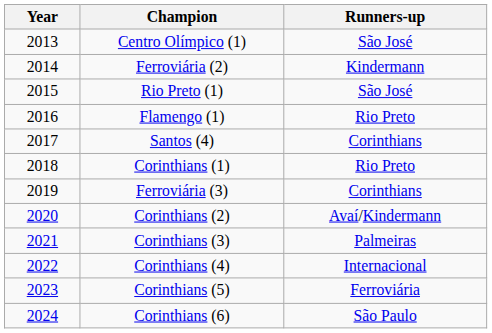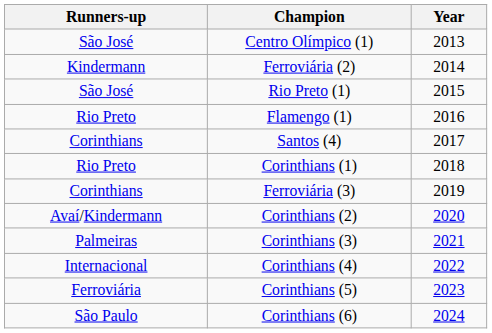columns swapped: (42, 16) <-> (385, 16)
